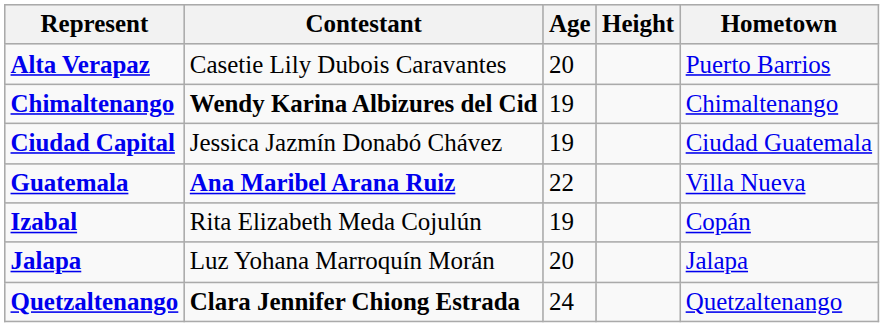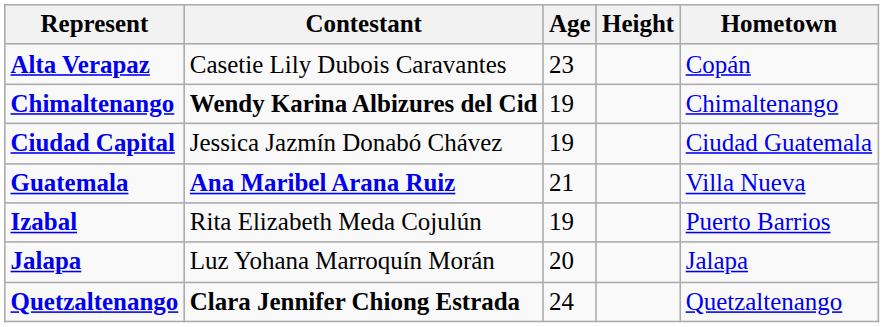(561, 63) 20 -> (561, 63) 23
(758, 63) Puerto Barrios -> (718, 63) Copán
(561, 182) 22 -> (561, 182) 21
(718, 222) Copán -> (758, 222) Puerto Barrios
